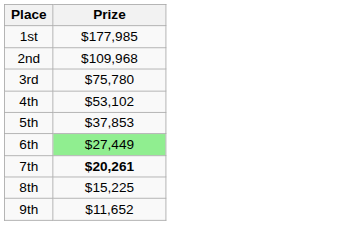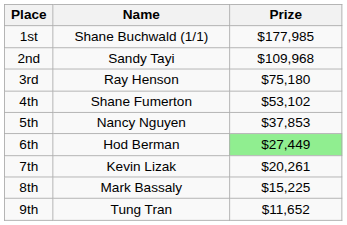+ column: (141, 15)
(109, 79) $75,780 -> (286, 79) $75,180
(109, 166) bold -> (286, 166) normal
